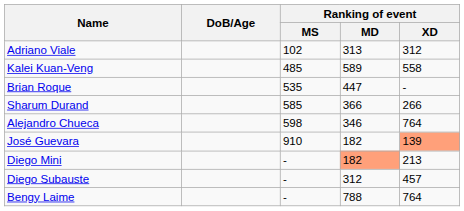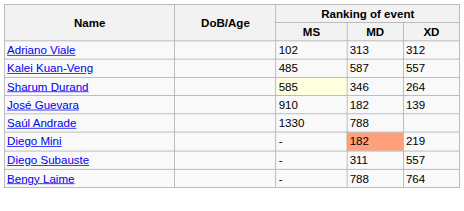(352, 69) 589 -> (359, 69) 587
(412, 69) 558 -> (416, 69) 557
- row: (39, 87)
(293, 105) no background -> (288, 87) lightyellow background
(352, 105) 366 -> (359, 87) 346
(412, 105) 266 -> (416, 87) 264
- row: (53, 123)
(412, 142) lightsalmon background -> (416, 105) no background
+ row: (42, 123)
(412, 160) 213 -> (416, 142) 219
(352, 178) 312 -> (359, 160) 311
(412, 178) 457 -> (416, 160) 557
